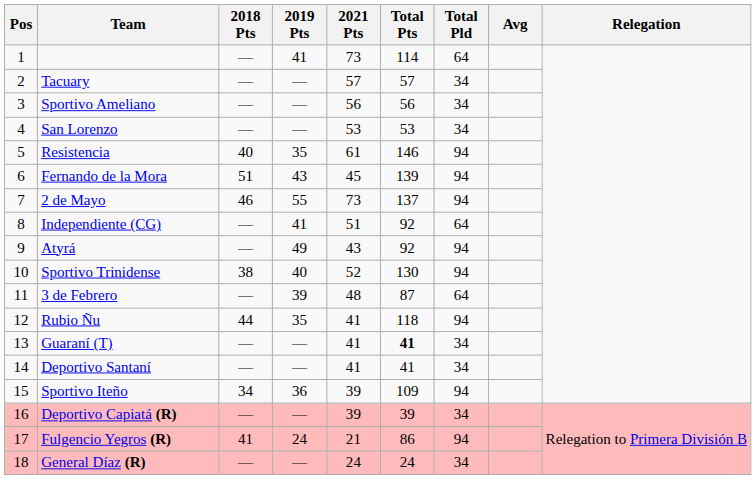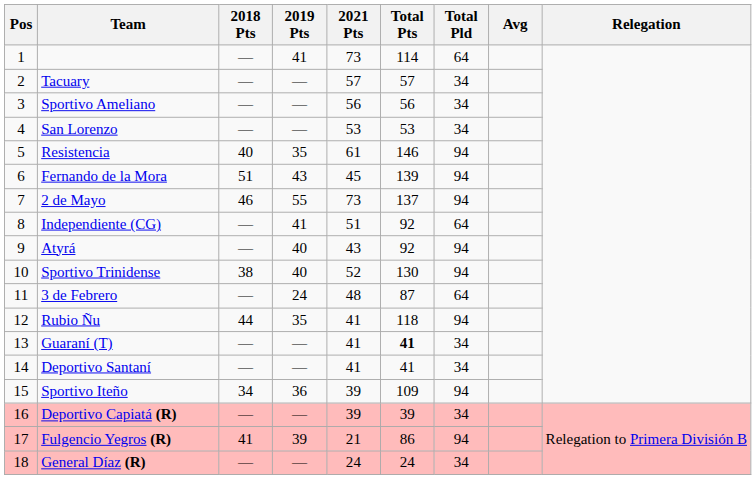(299, 248) 49 -> (299, 248) 40
(299, 295) 39 -> (299, 295) 24
(299, 438) 24 -> (299, 438) 39
